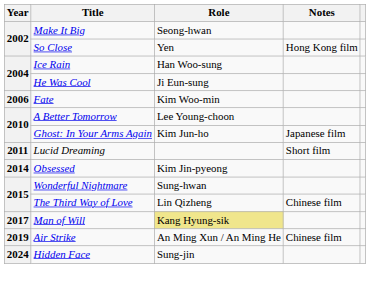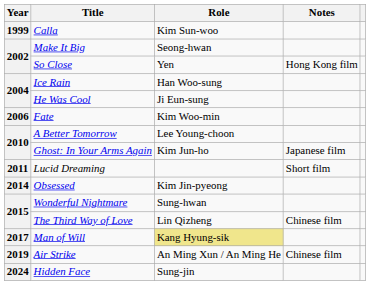+ row: (46, 30)
